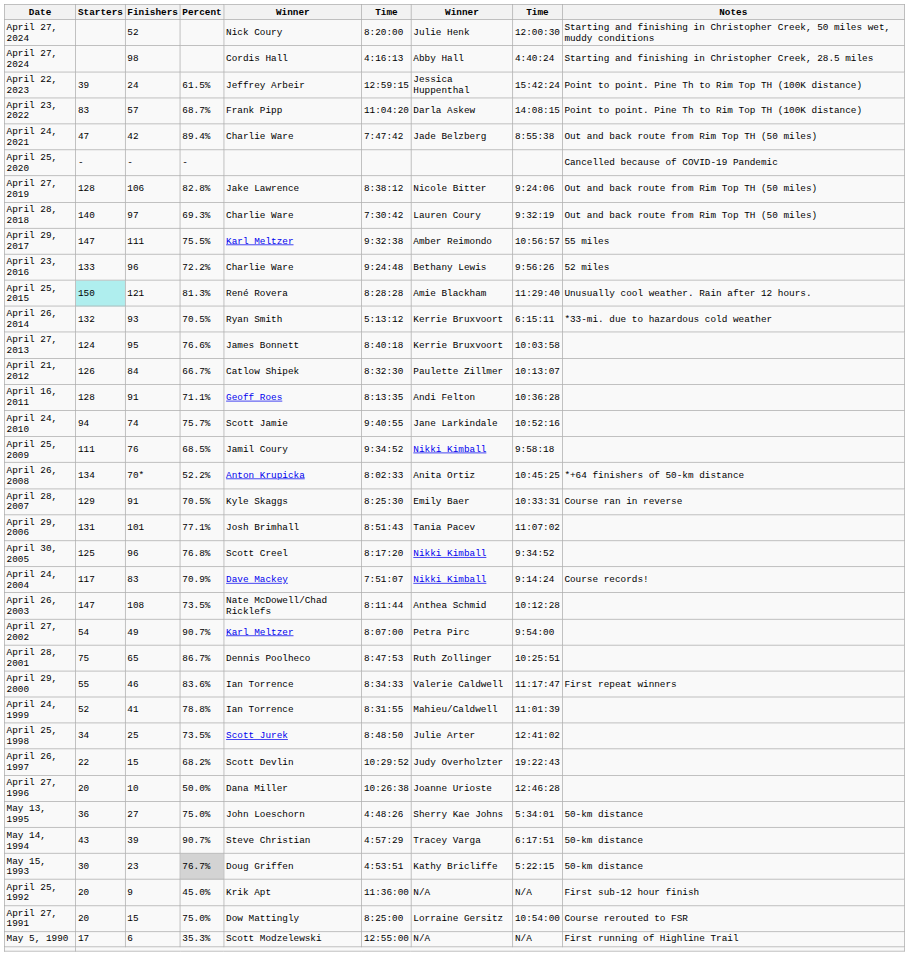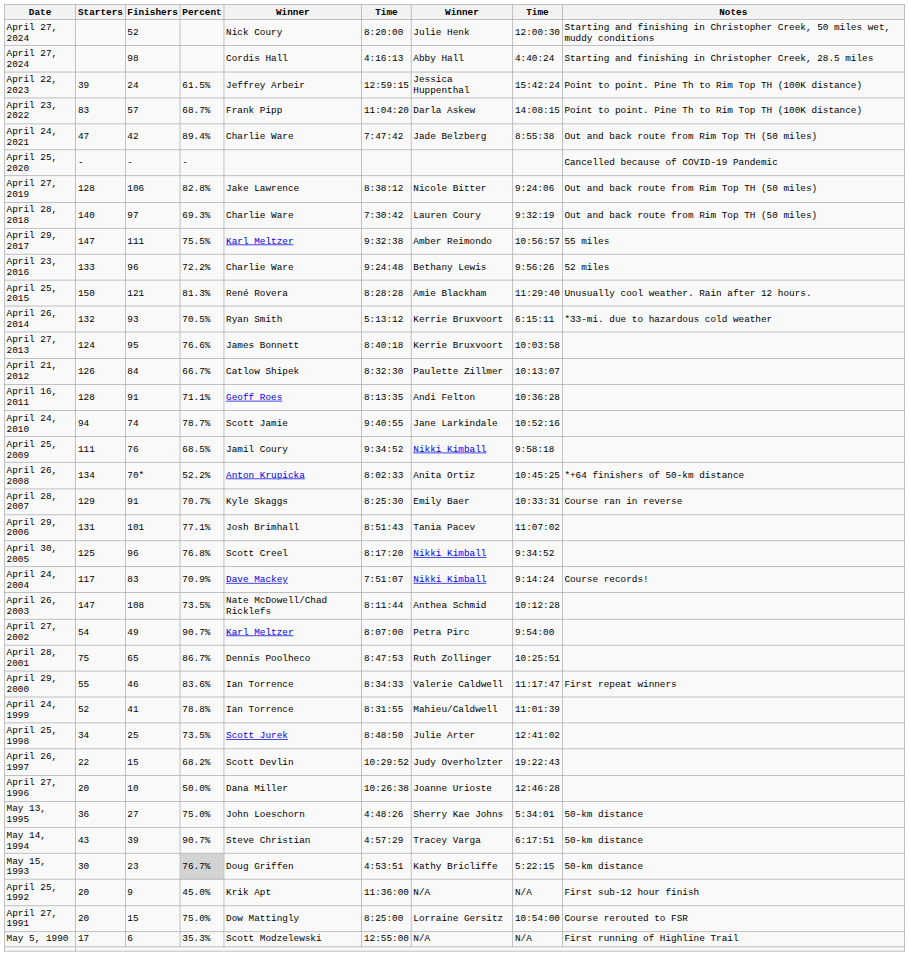(86, 293) paleturquoise background -> (86, 293) no background
(196, 423) 75.7% -> (196, 423) 78.7%
(196, 502) 70.5% -> (196, 502) 70.7%
